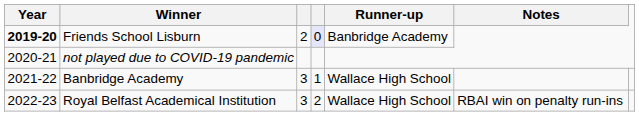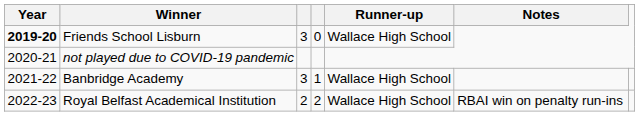(304, 36) 2 -> (304, 36) 3
(318, 36) lavender background -> (318, 36) no background
(388, 36) Banbridge Academy -> (389, 36) Wallace High School
(304, 100) 3 -> (304, 100) 2
